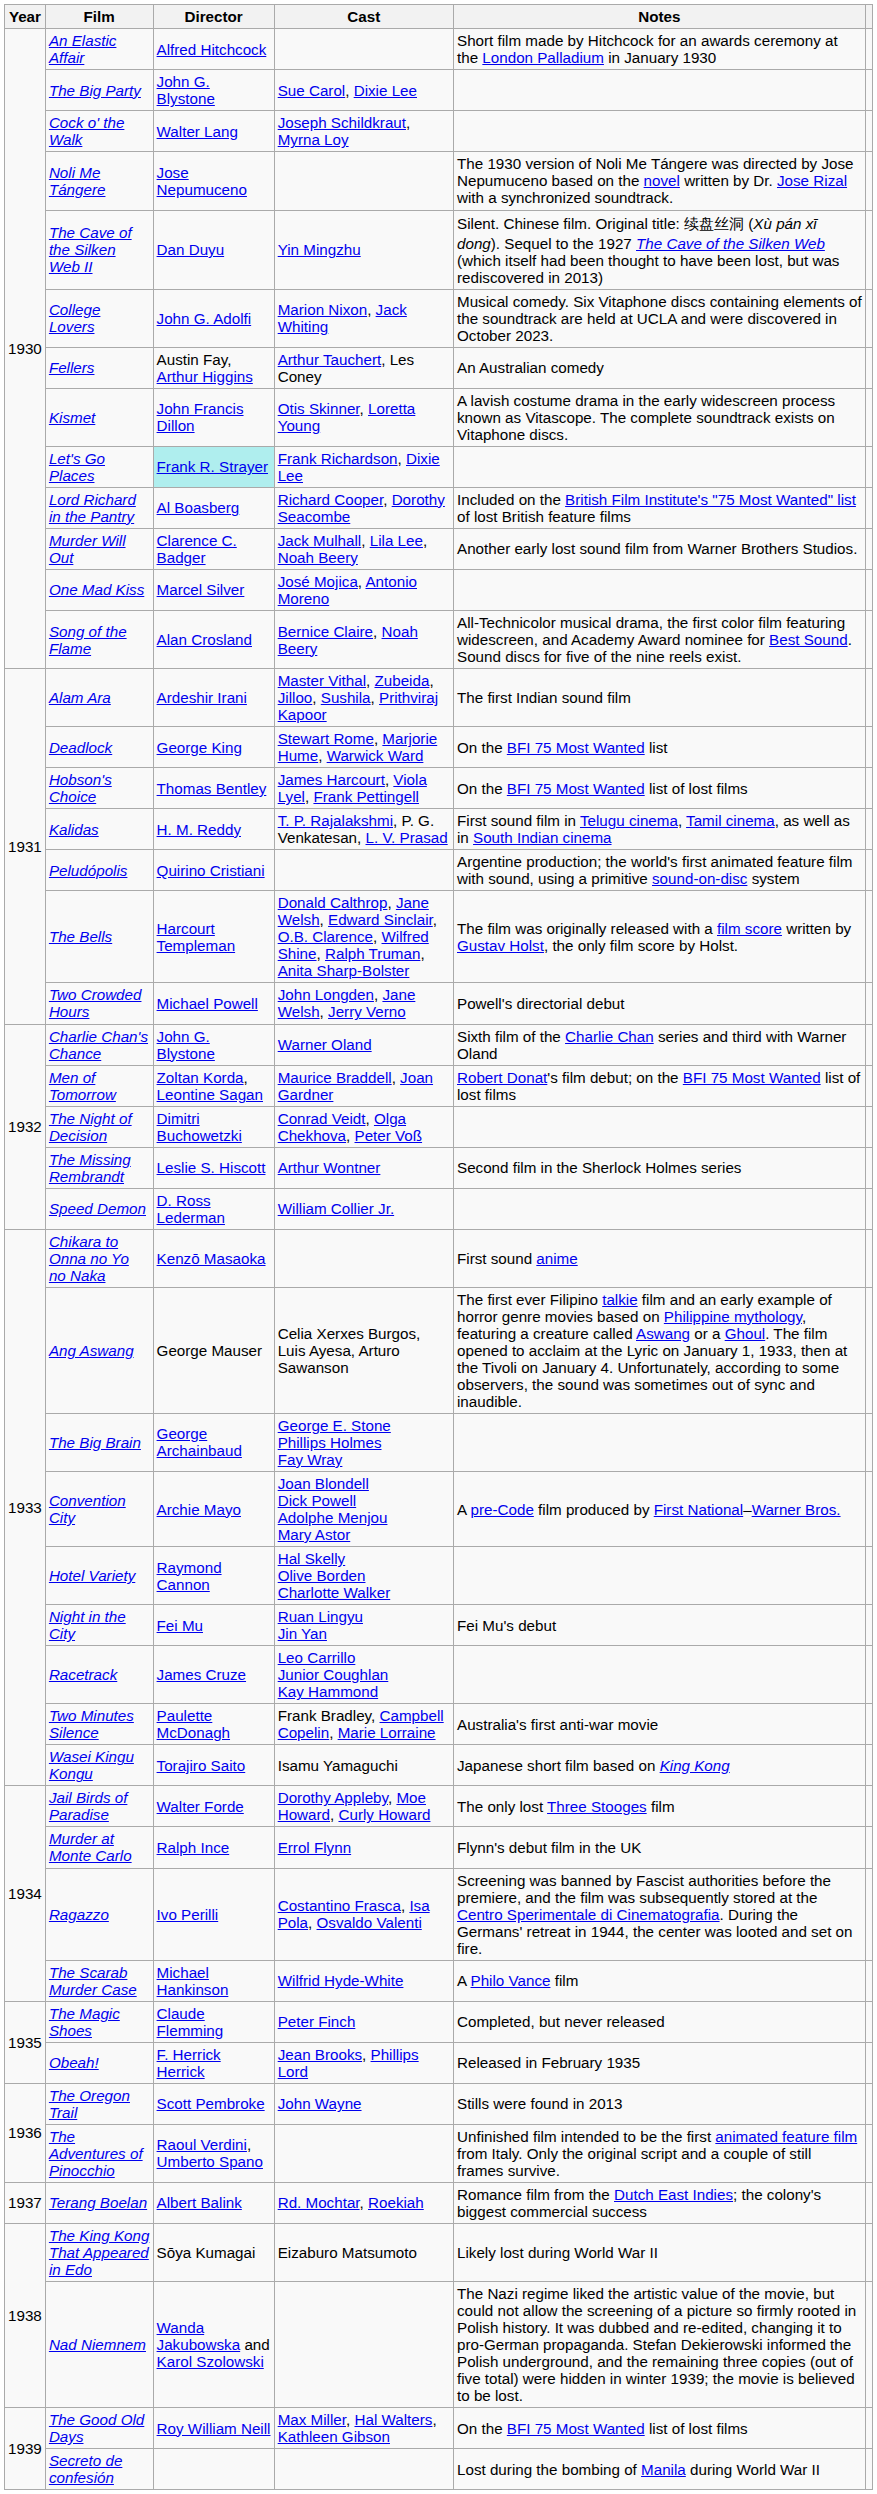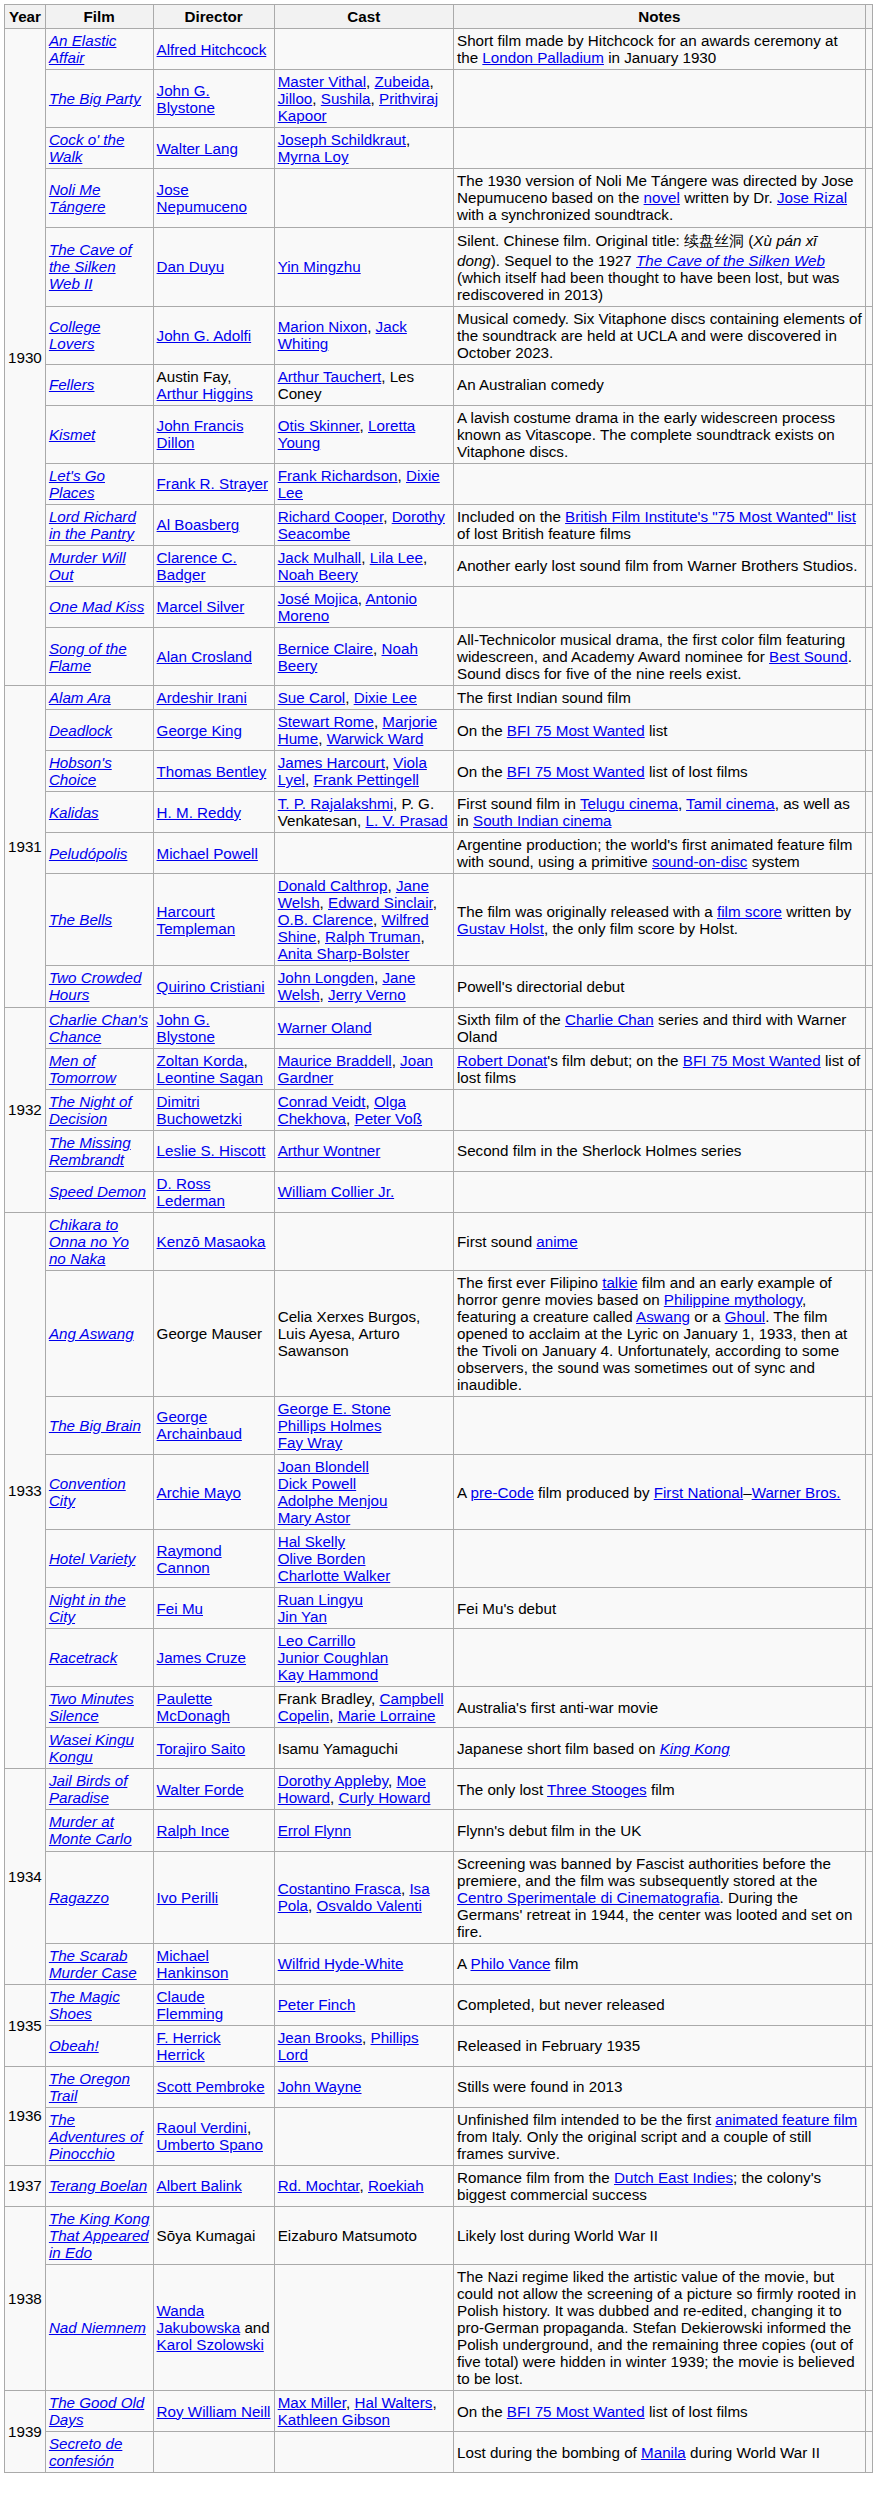(347, 90) Sue Carol, Dixie Lee -> (358, 99) Master Vithal, Zubeida, Jilloo, Sushila, Prithviraj Kapoor
(212, 467) paleturquoise background -> (212, 484) no background
(358, 698) Master Vithal, Zubeida, Jilloo, Sushila, Prithviraj Kapoor -> (347, 698) Sue Carol, Dixie Lee
(211, 870) Quirino Cristiani -> (207, 853) Michael Powell
(207, 1003) Michael Powell -> (211, 986) Quirino Cristiani
